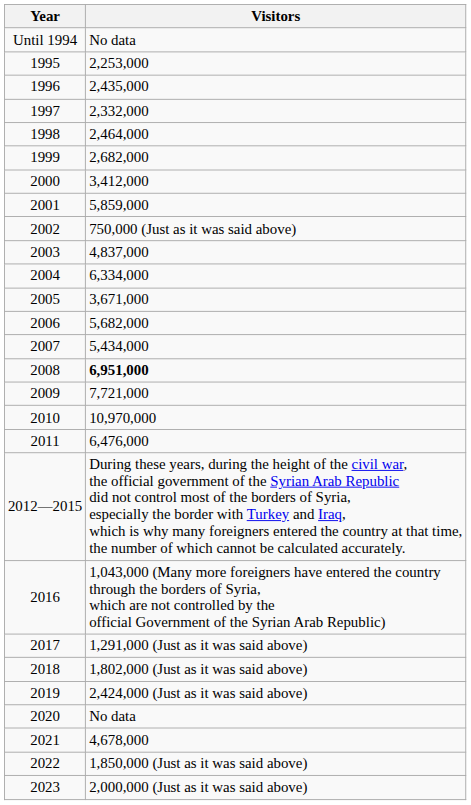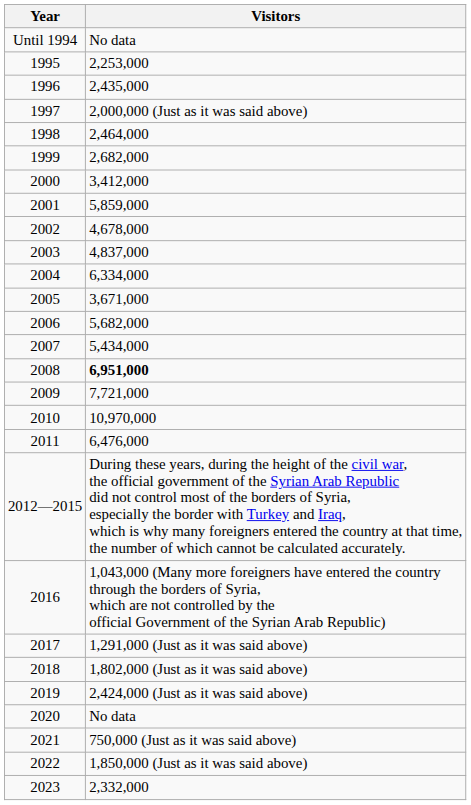(119, 110) 2,332,000 -> (198, 110) 2,000,000 (Just as it was said above)
(193, 228) 750,000 (Just as it was said above) -> (119, 228) 4,678,000
(119, 740) 4,678,000 -> (193, 740) 750,000 (Just as it was said above)
(198, 787) 2,000,000 (Just as it was said above) -> (119, 787) 2,332,000
